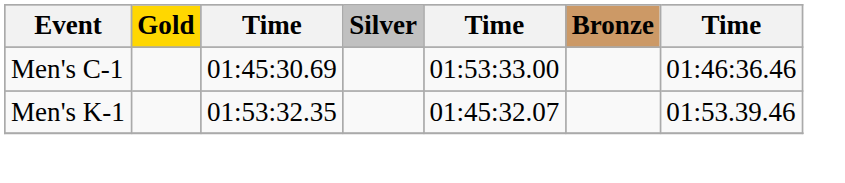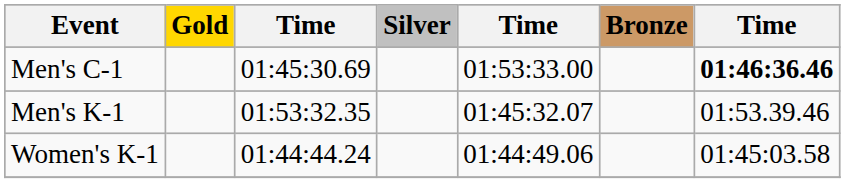(731, 68) normal -> (767, 68) bold
+ row: (85, 154)
